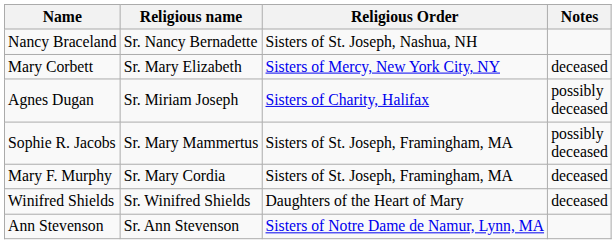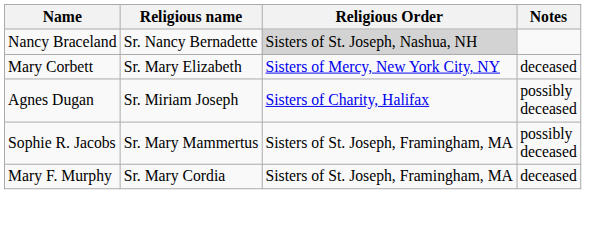(371, 41) no background -> (371, 41) lightgrey background
- row: (61, 201)
- row: (56, 226)
